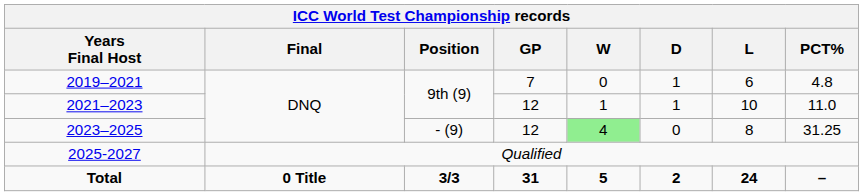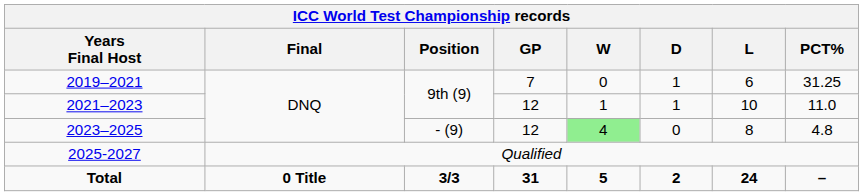(822, 81) 4.8 -> (822, 81) 31.25
(822, 130) 31.25 -> (822, 130) 4.8
